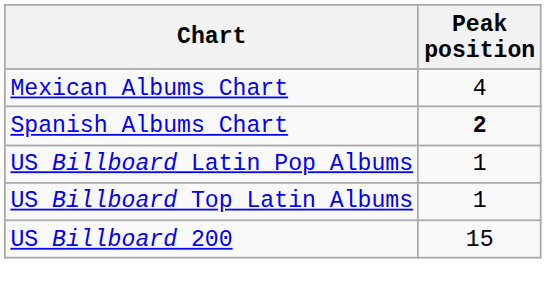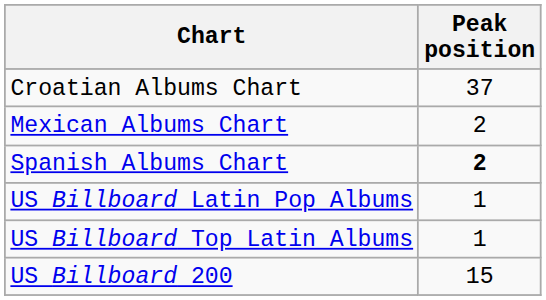+ row: (156, 88)
(480, 88) 4 -> (480, 126) 2
